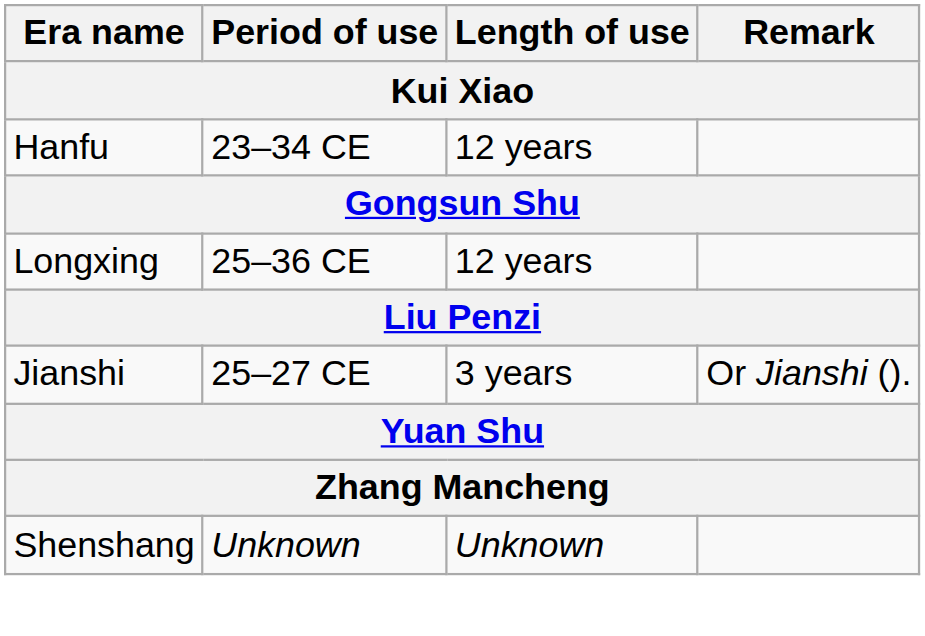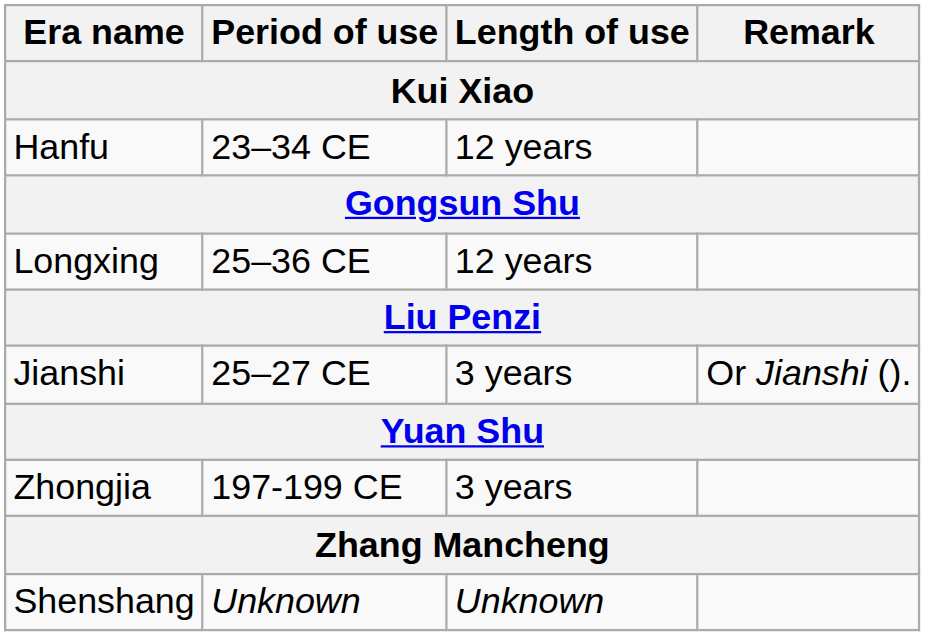+ row: (82, 487)
